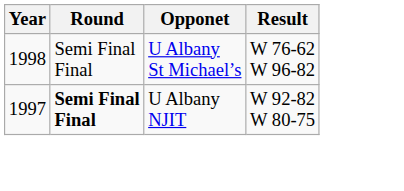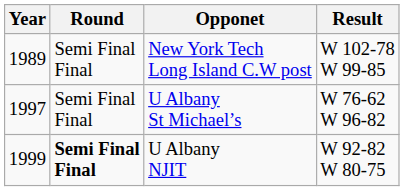+ row: (230, 59)
(27, 59) 1998 -> (27, 109) 1997
(27, 109) 1997 -> (27, 159) 1999
